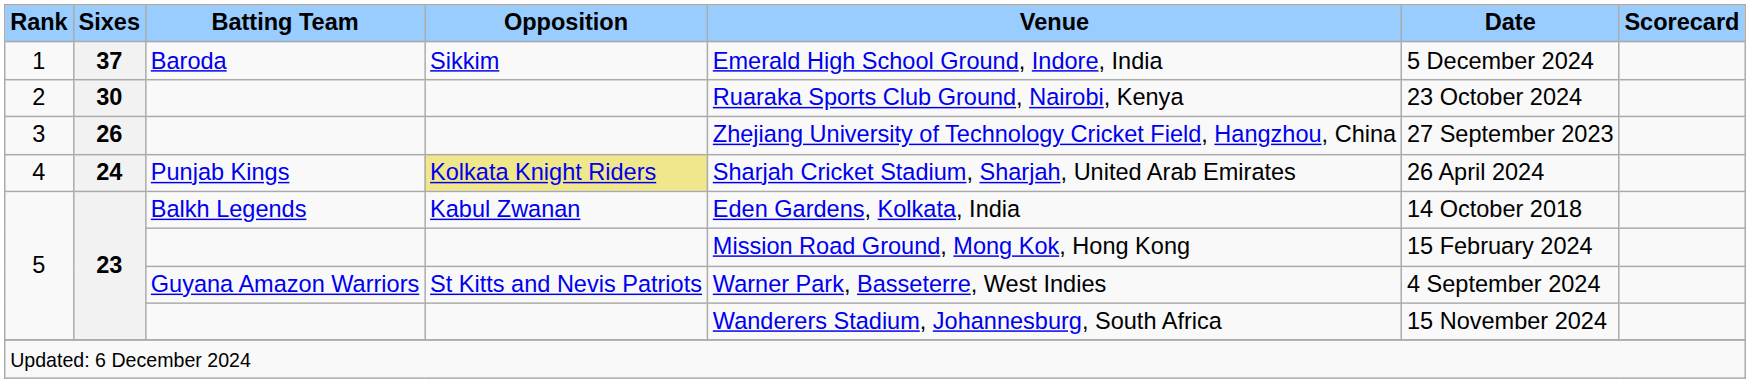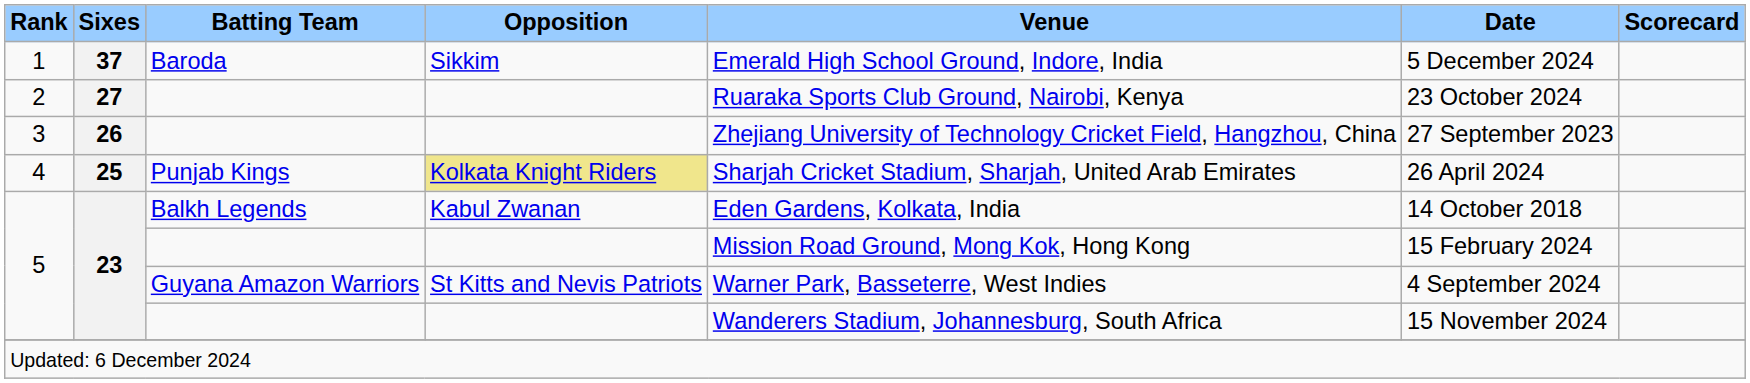(109, 97) 30 -> (109, 97) 27
(109, 172) 24 -> (109, 172) 25
